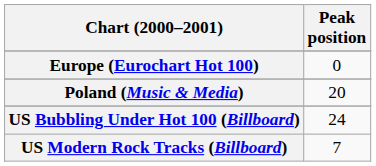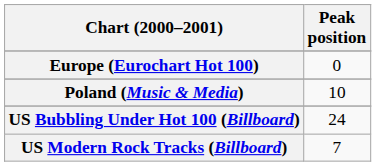(337, 92) 20 -> (337, 92) 10
